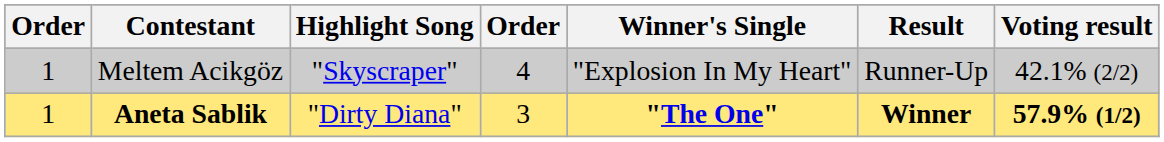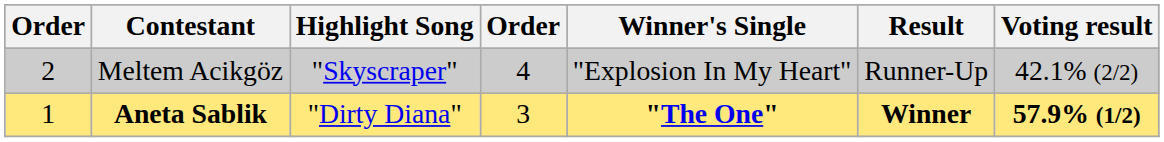(48, 70) 1 -> (48, 70) 2
